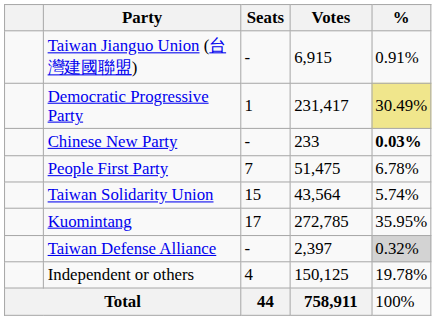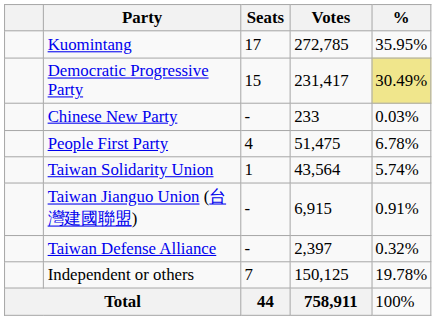rows swapped: (90, 221) <-> (137, 56)
(249, 105) 1 -> (253, 80) 15
(398, 141) bold -> (397, 116) normal
(249, 168) 7 -> (249, 143) 4
(253, 195) 15 -> (249, 169) 1
(397, 248) lightgrey background -> (397, 248) no background
(249, 275) 4 -> (249, 275) 7
